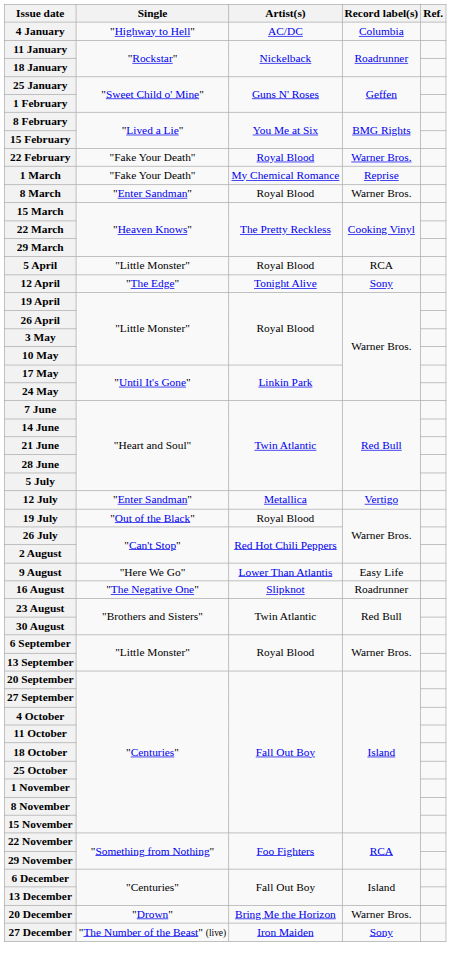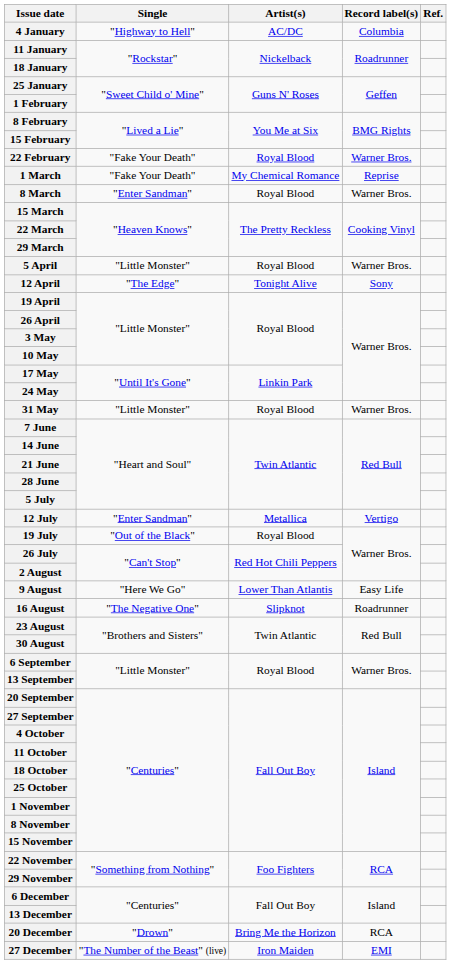(381, 265) RCA -> (381, 265) Warner Bros.
+ row: (40, 409)
(381, 914) Warner Bros. -> (381, 932) RCA
(381, 932) Sony -> (381, 950) EMI
